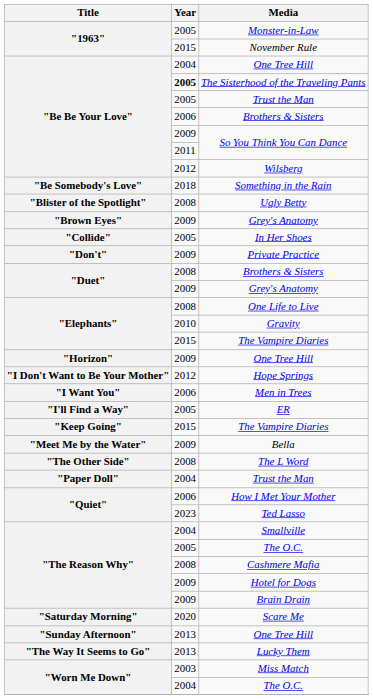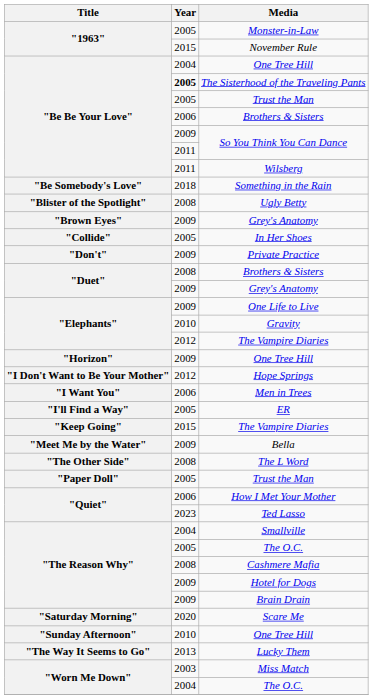(185, 168) 2012 -> (185, 168) 2011
(185, 306) 2008 -> (185, 306) 2009
(185, 340) 2015 -> (185, 340) 2012
(185, 479) 2004 -> (185, 479) 2005
(185, 634) 2013 -> (185, 634) 2010
